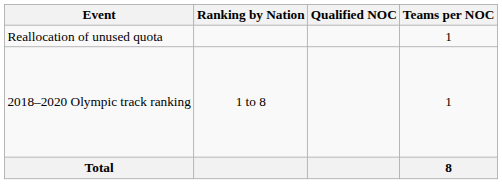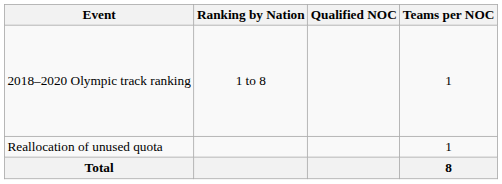rows swapped: (99, 101) <-> (85, 36)
